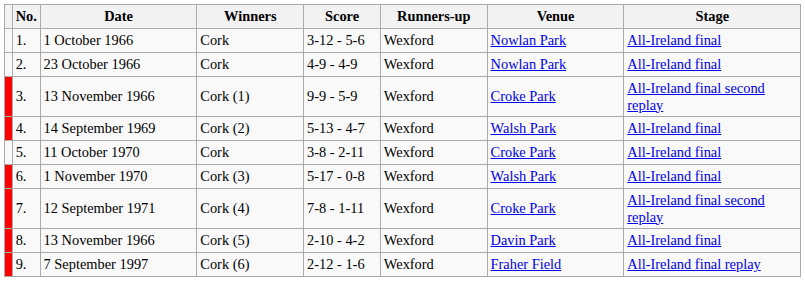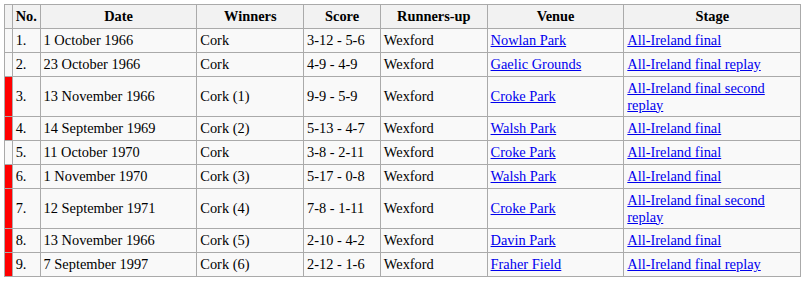(528, 64) Nowlan Park -> (536, 64) Gaelic Grounds
(674, 64) All-Ireland final -> (694, 64) All-Ireland final replay
